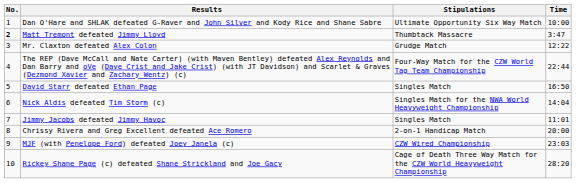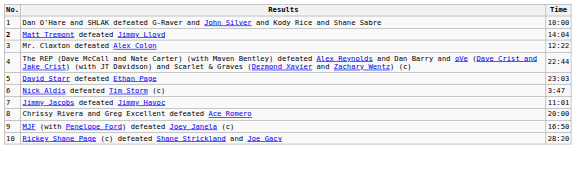- column: (469, 10)
(556, 34) 3:47 -> (559, 34) 14:04
(559, 87) 16:50 -> (559, 79) 23:03
(559, 103) 14:04 -> (556, 91) 3:47
(559, 143) 23:03 -> (559, 126) 16:50
